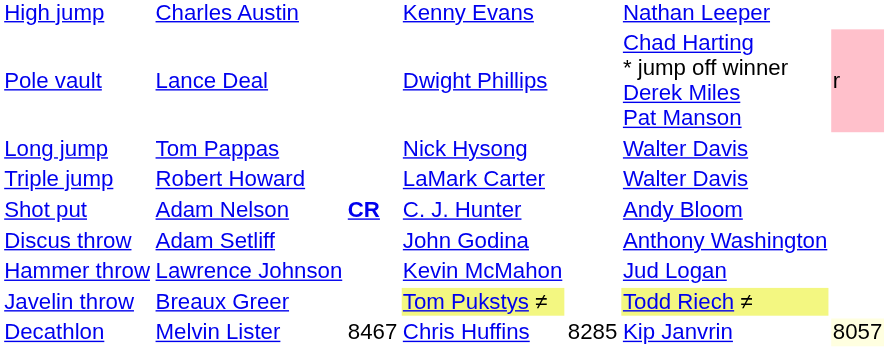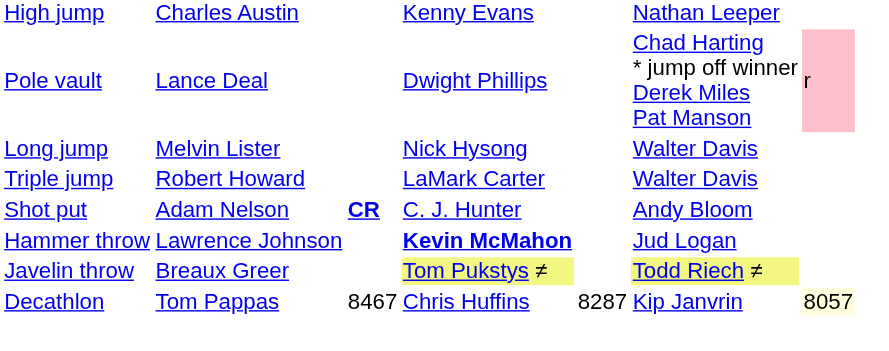(217, 148) Tom Pappas -> (218, 148) Melvin Lister
- row: (68, 240)
(483, 271) normal -> (487, 240) bold
(218, 332) Melvin Lister -> (217, 301) Tom Pappas
(593, 332) 8285 -> (602, 301) 8287
